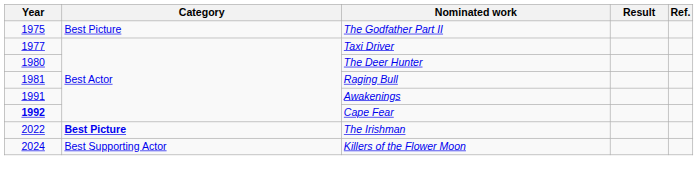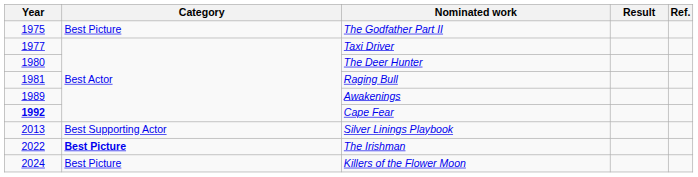(33, 96) 1991 -> (33, 96) 1989
+ row: (398, 130)
(116, 146) Best Supporting Actor -> (93, 163) Best Picture
